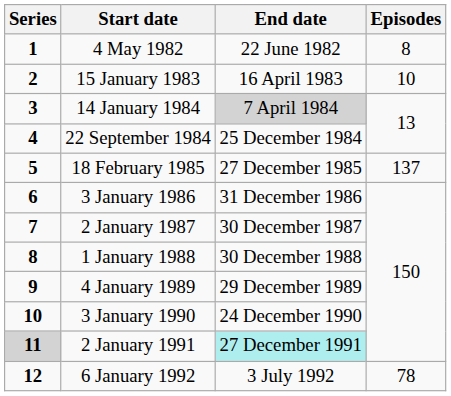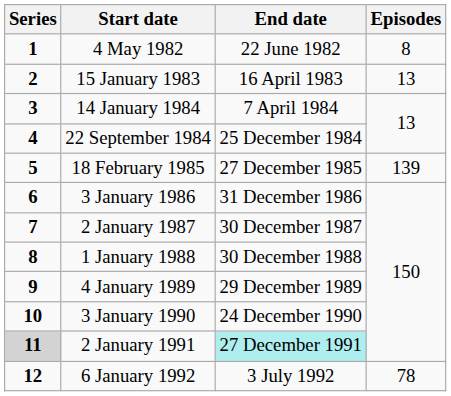(406, 78) 10 -> (406, 78) 13
(291, 108) lightgrey background -> (291, 108) no background
(406, 167) 137 -> (406, 167) 139
